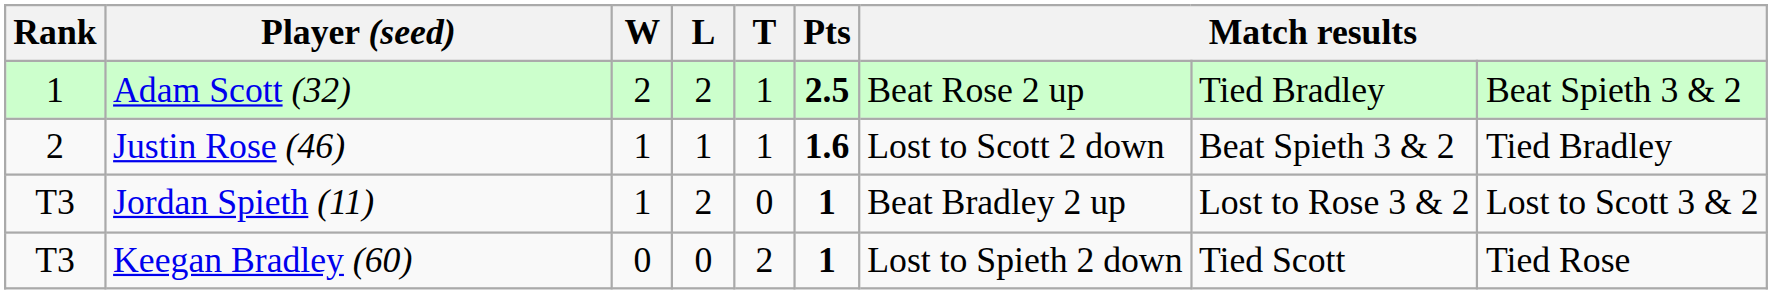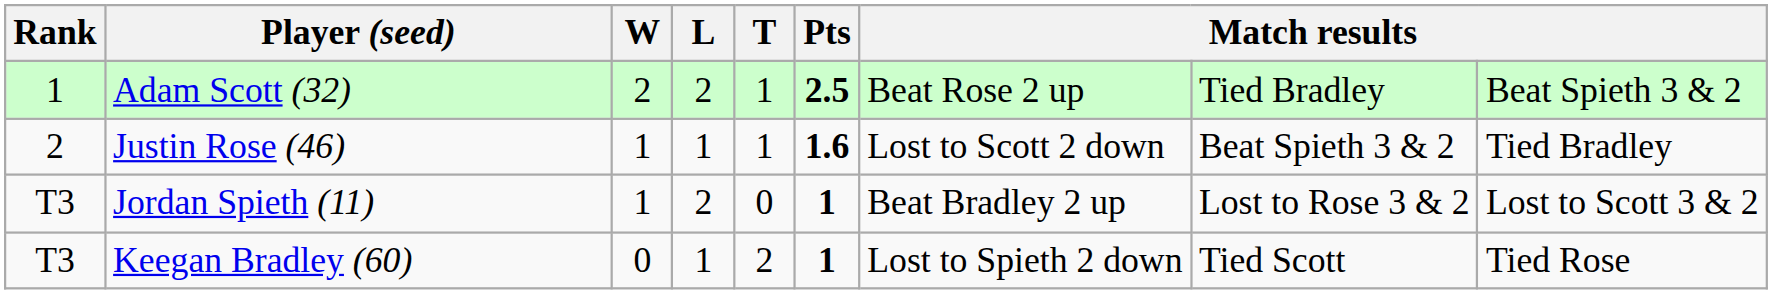(703, 259) 0 -> (703, 259) 1
